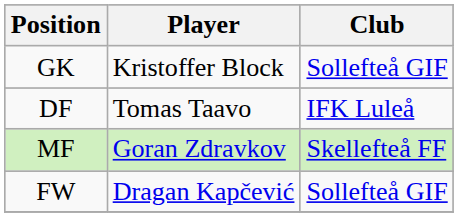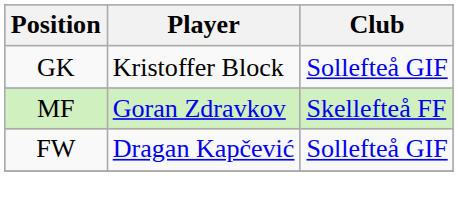- row: (56, 107)
